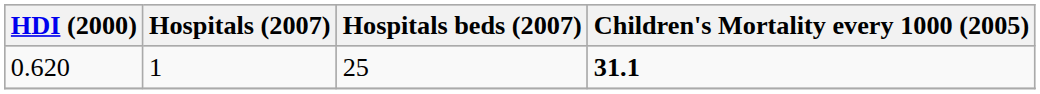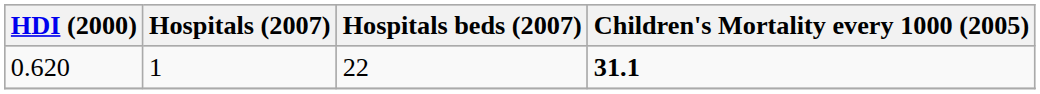(356, 66) 25 -> (356, 66) 22
